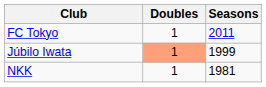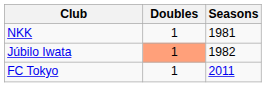rows swapped: (20, 71) <-> (33, 33)
(222, 52) 1999 -> (222, 52) 1982
